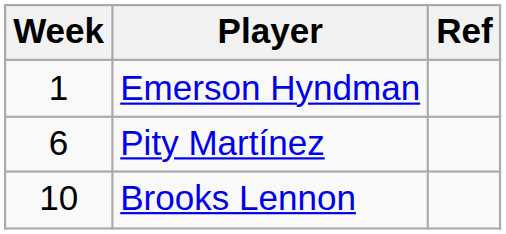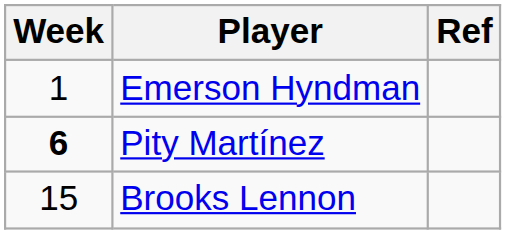(59, 143) normal -> (59, 143) bold
(59, 198) 10 -> (59, 198) 15
